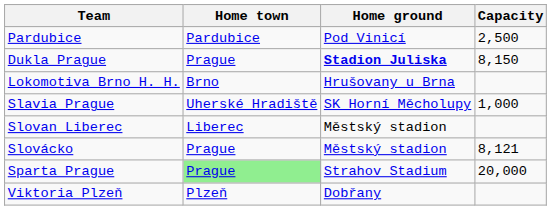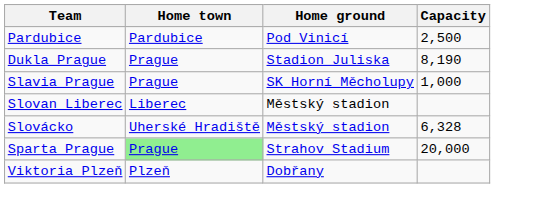(385, 60) bold -> (328, 60) normal
(498, 60) 8,150 -> (441, 60) 8,190
- row: (94, 82)
(252, 105) Uherské Hradiště -> (154, 82) Prague
(211, 149) Prague -> (194, 127) Uherské Hradiště
(498, 149) 8,121 -> (441, 127) 6,328
